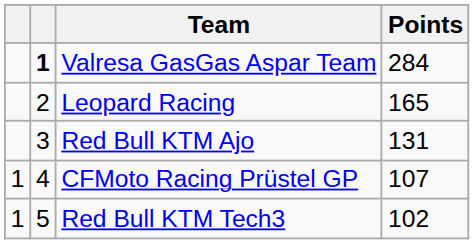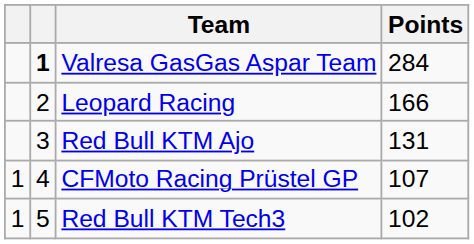(409, 102) 165 -> (409, 102) 166
